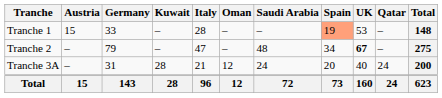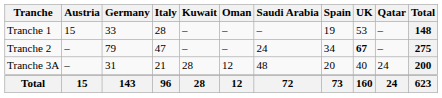columns swapped: (206, 13) <-> (172, 13)
(329, 30) lightsalmon background -> (329, 30) no background
(262, 48) 48 -> (262, 48) 24
(262, 65) 24 -> (262, 65) 48
